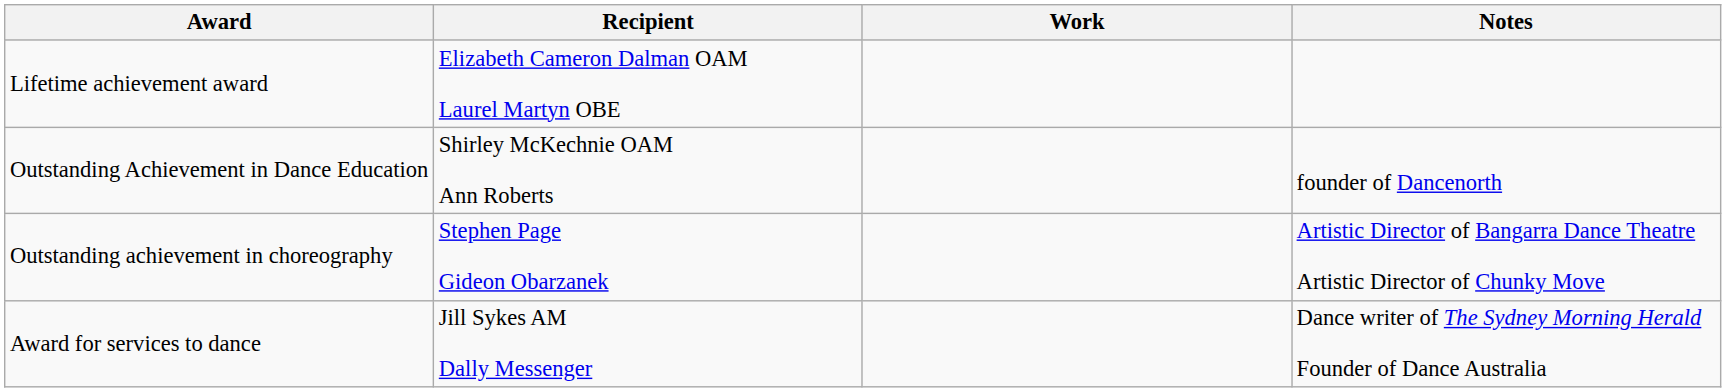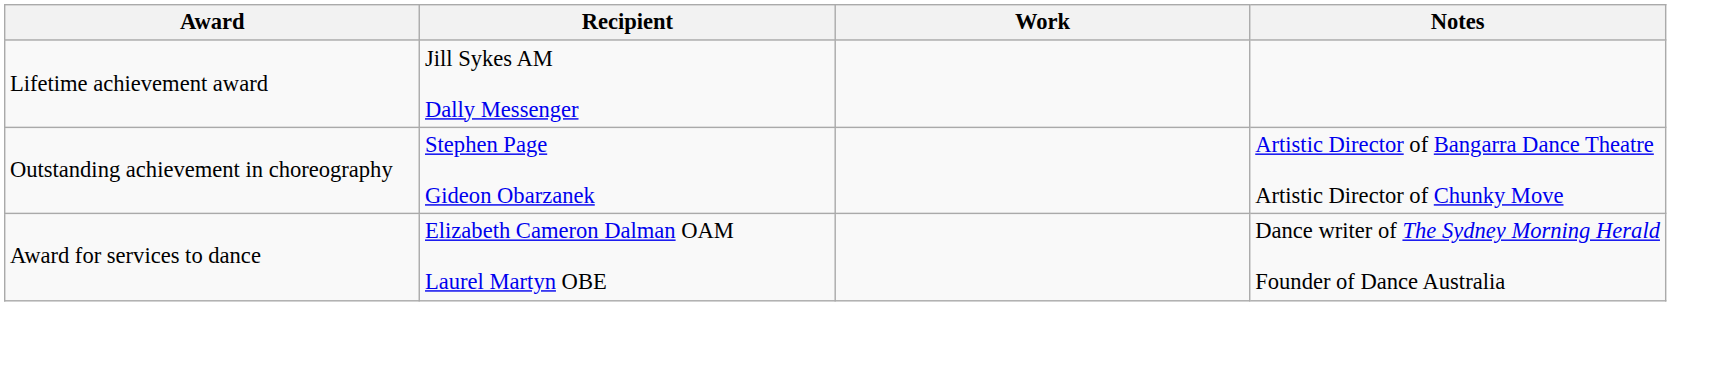(593, 83) Elizabeth Cameron Dalman OAM Laurel Martyn OBE -> (502, 83) Jill Sykes AM Dally Messenger
- row: (219, 170)
(516, 343) Jill Sykes AM Dally Messenger -> (579, 256) Elizabeth Cameron Dalman OAM Laurel Martyn OBE
